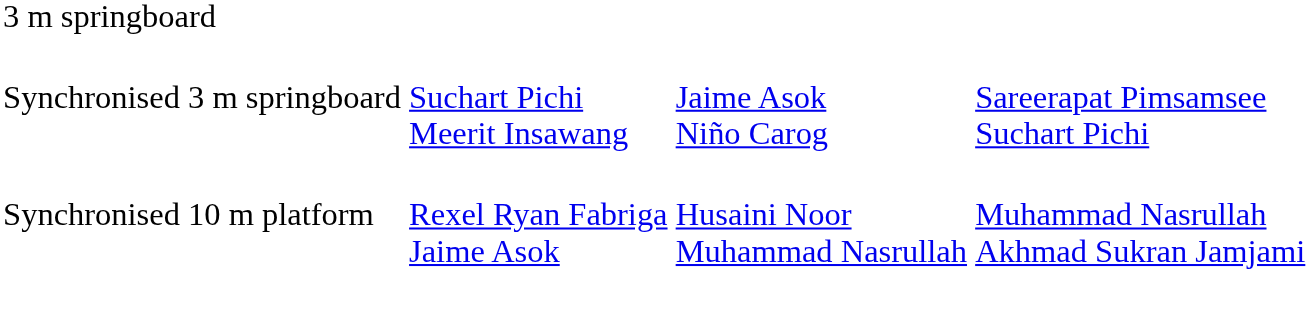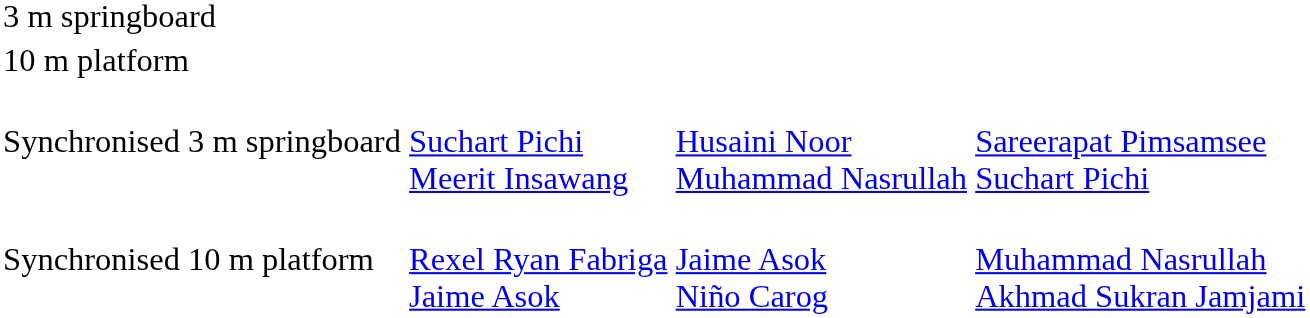+ row: (96, 60)
(752, 115) Jaime Asok Niño Carog -> (821, 159) Husaini Noor Muhammad Nasrullah
(821, 233) Husaini Noor Muhammad Nasrullah -> (752, 277) Jaime Asok Niño Carog
